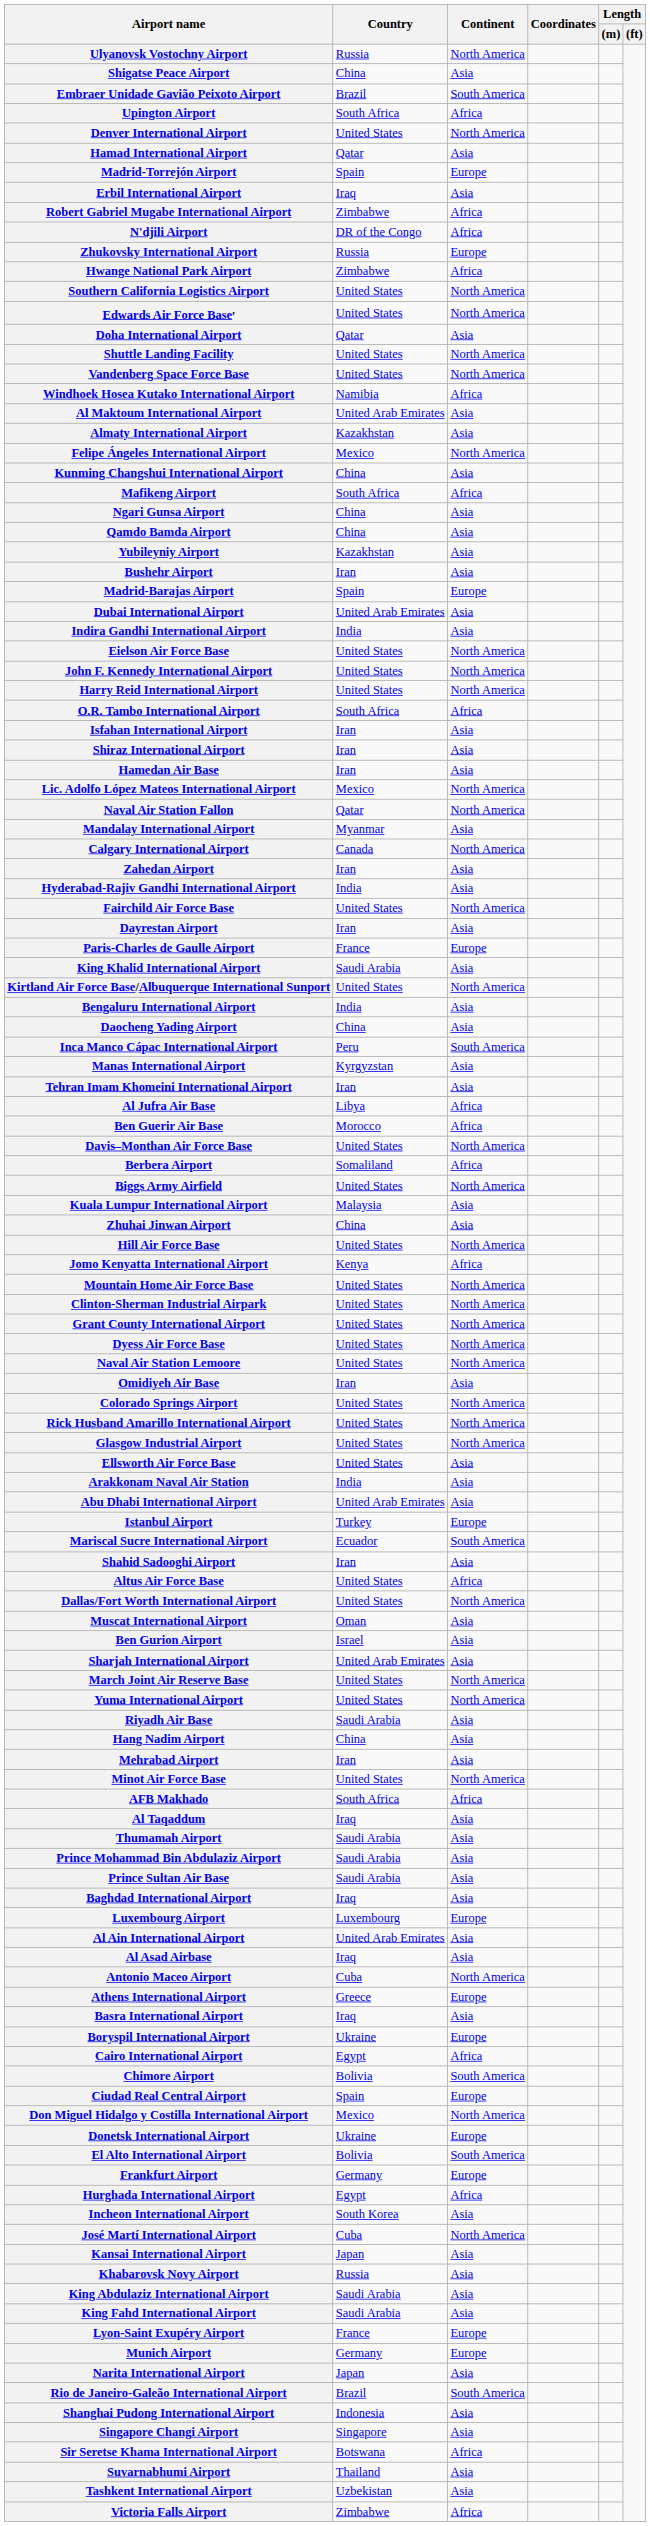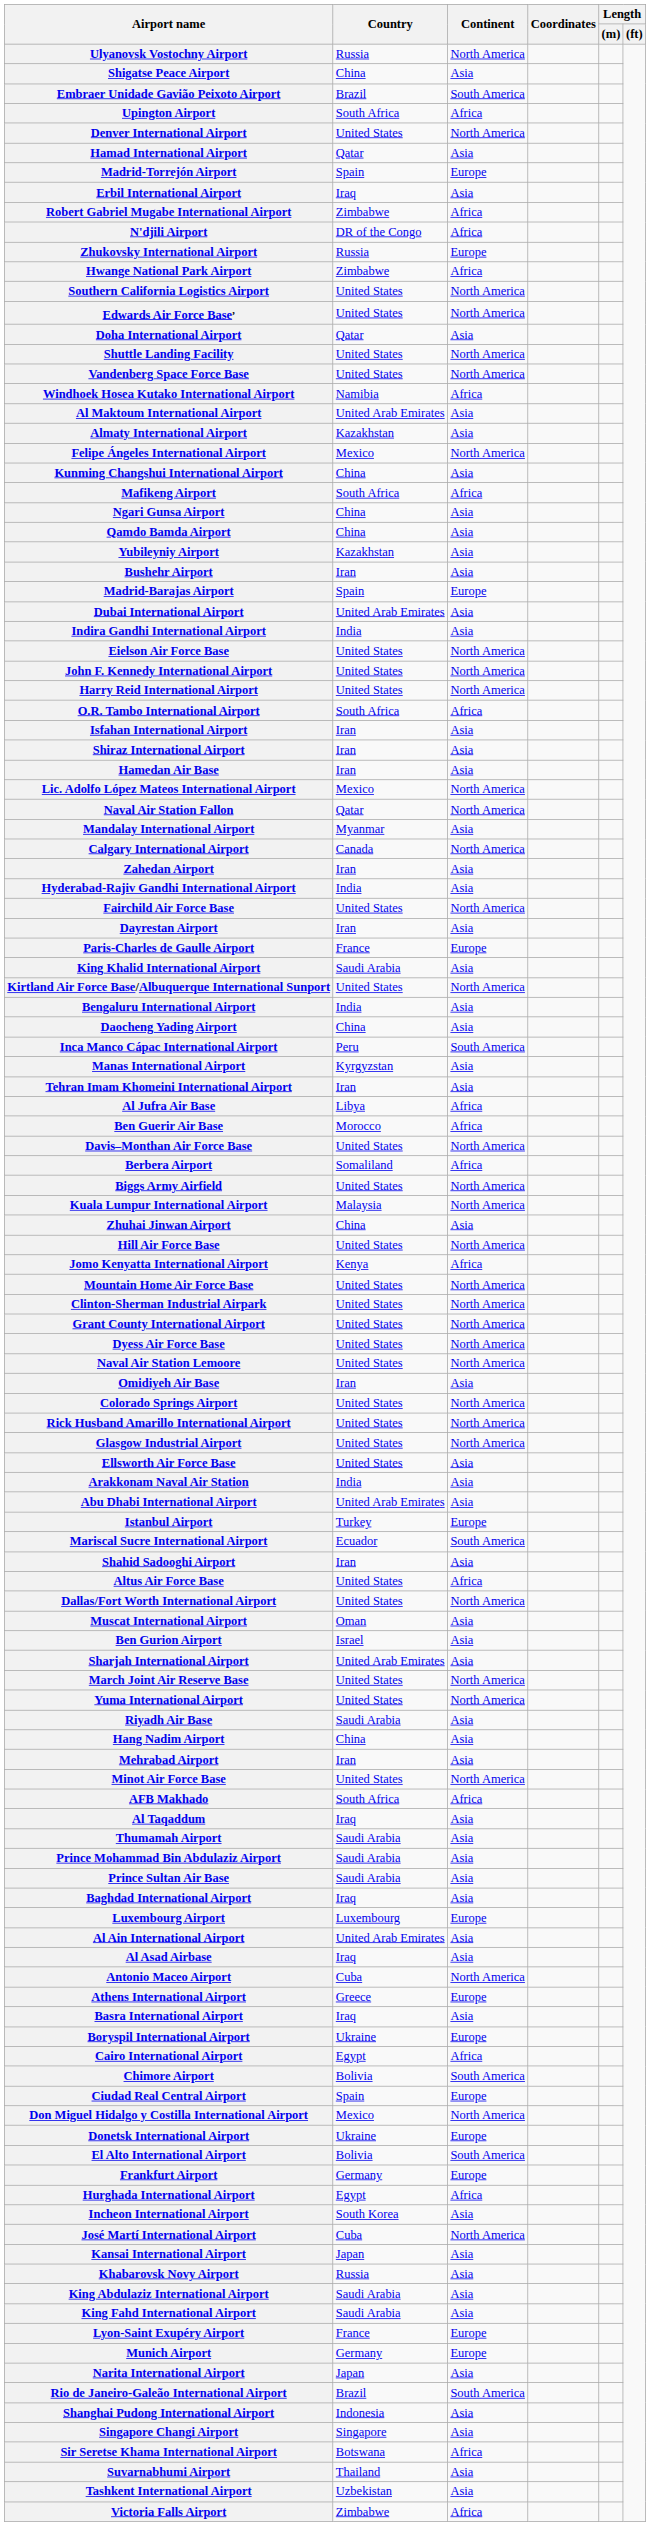(462, 1205) Asia -> (488, 1205) North America
